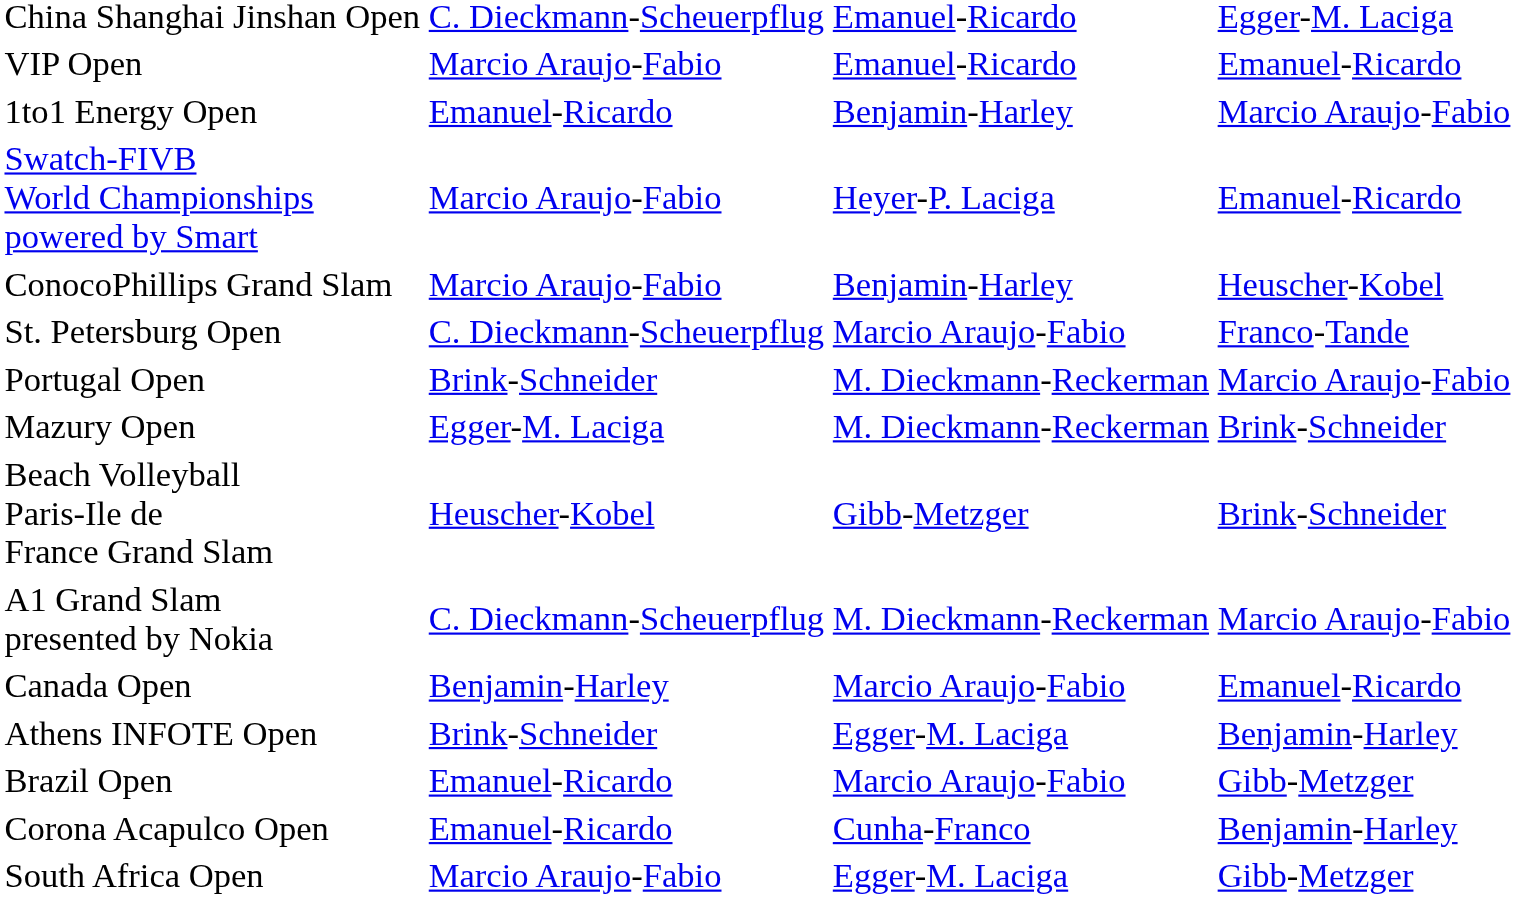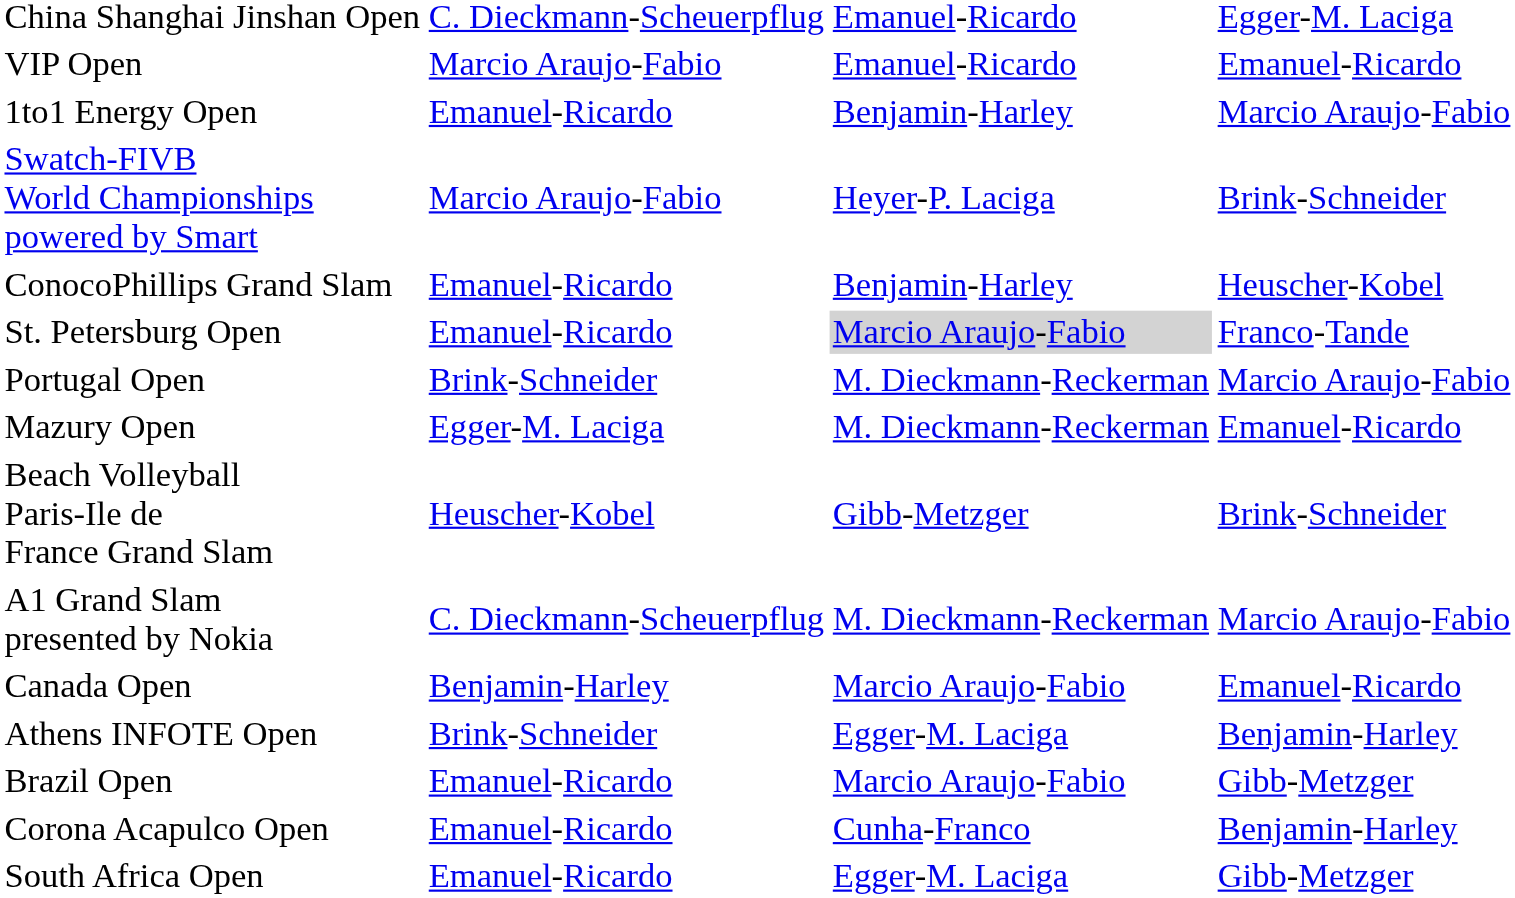(1340, 197) Emanuel-Ricardo -> (1332, 197) Brink-Schneider
(575, 284) Marcio Araujo-Fabio -> (551, 284) Emanuel-Ricardo
(626, 331) C. Dieckmann-Scheuerpflug -> (551, 331) Emanuel-Ricardo
(979, 331) no background -> (979, 331) lightgrey background
(1332, 426) Brink-Schneider -> (1340, 426) Emanuel-Ricardo
(575, 876) Marcio Araujo-Fabio -> (551, 876) Emanuel-Ricardo
